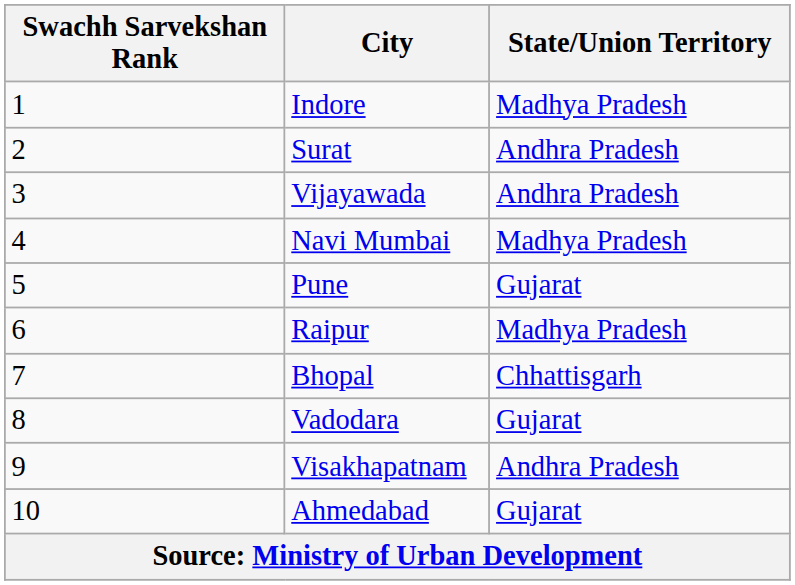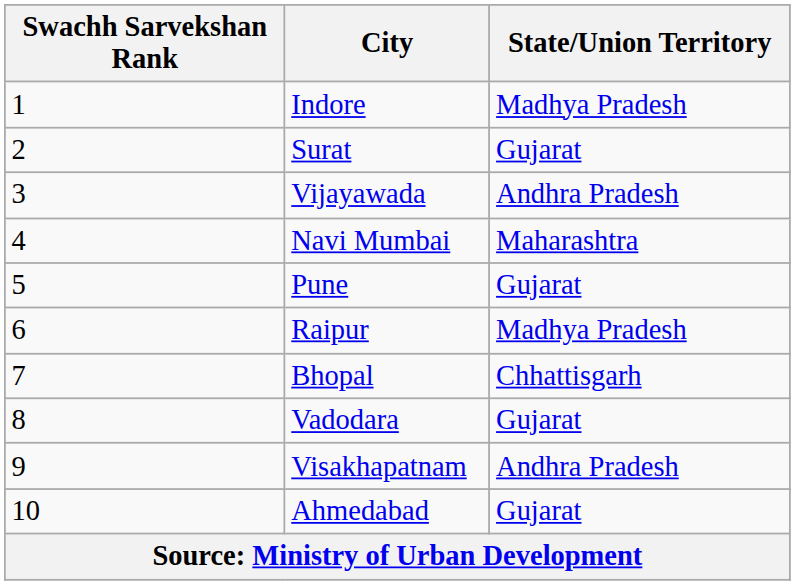(587, 149) Andhra Pradesh -> (539, 149) Gujarat
(591, 239) Madhya Pradesh -> (567, 239) Maharashtra
